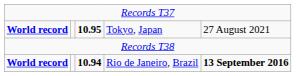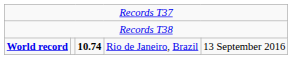- row: (134, 29)
(89, 63) 10.94 -> (89, 46) 10.74
(246, 63) bold -> (244, 46) normal
